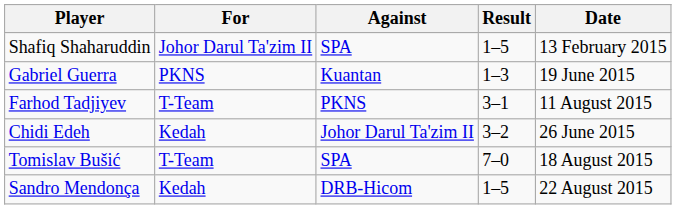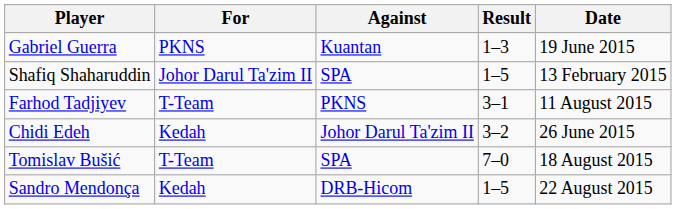rows swapped: (80, 47) <-> (63, 75)
